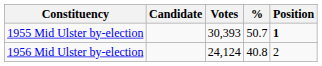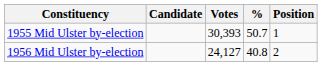(276, 33) bold -> (276, 33) normal
(224, 52) 24,124 -> (224, 52) 24,127
